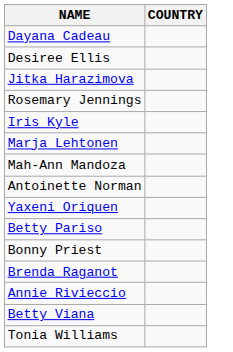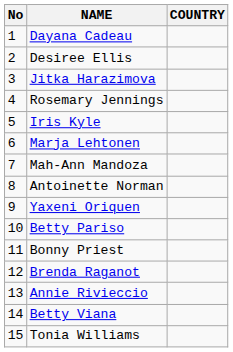+ column: (16, 15)
